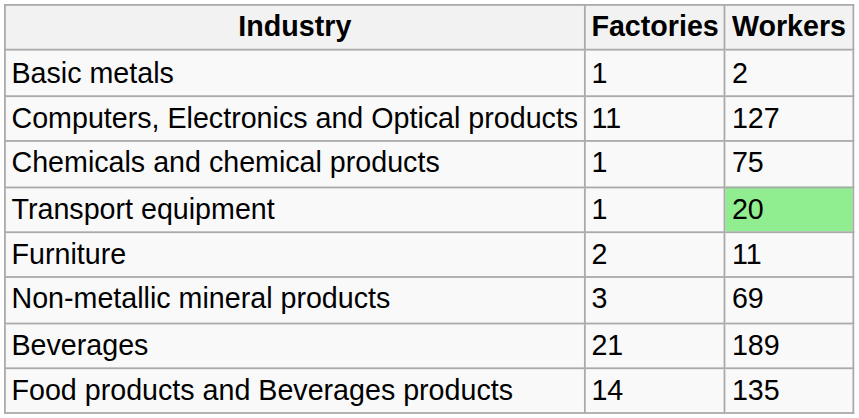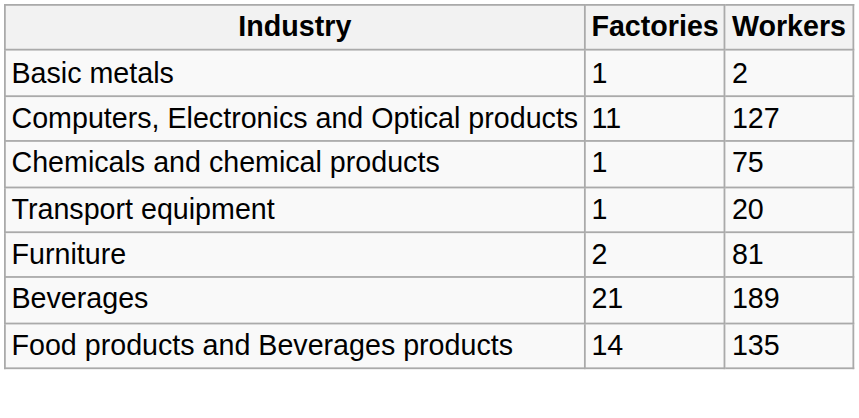(748, 208) lightgreen background -> (748, 208) no background
(747, 254) 11 -> (748, 254) 81
- row: (201, 299)
